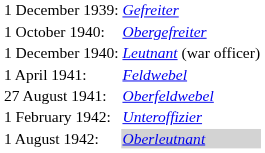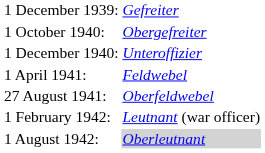(191, 53) Leutnant (war officer) -> (162, 53) Unteroffizier
(162, 117) Unteroffizier -> (191, 117) Leutnant (war officer)
